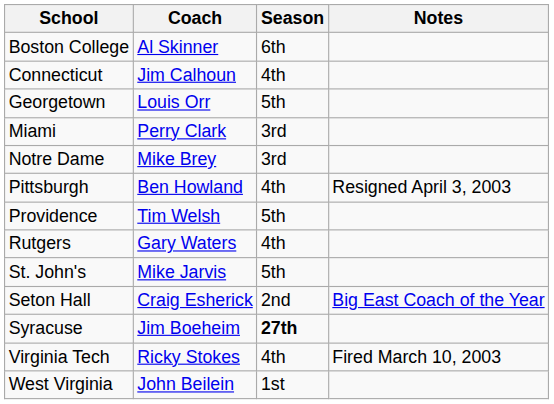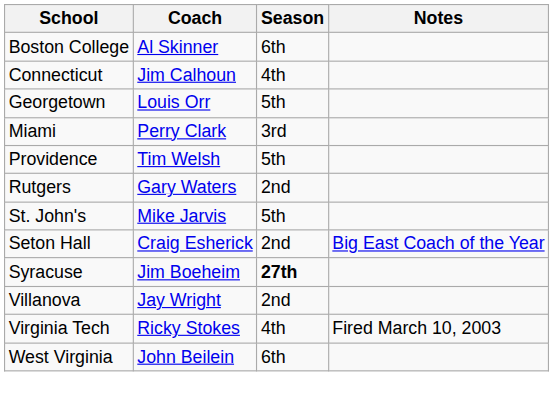- row: (57, 159)
- row: (49, 187)
(273, 243) 4th -> (276, 187) 2nd
+ row: (45, 300)
(273, 384) 1st -> (273, 356) 6th
